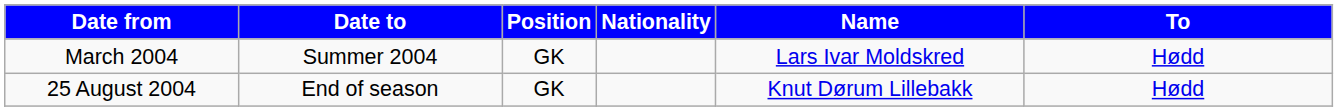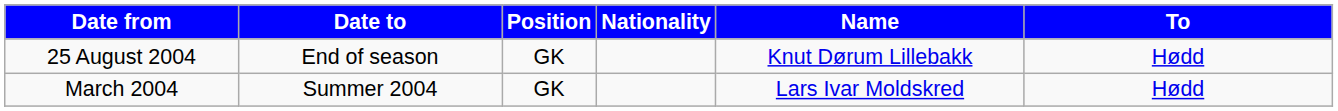rows swapped: (122, 56) <-> (122, 90)
